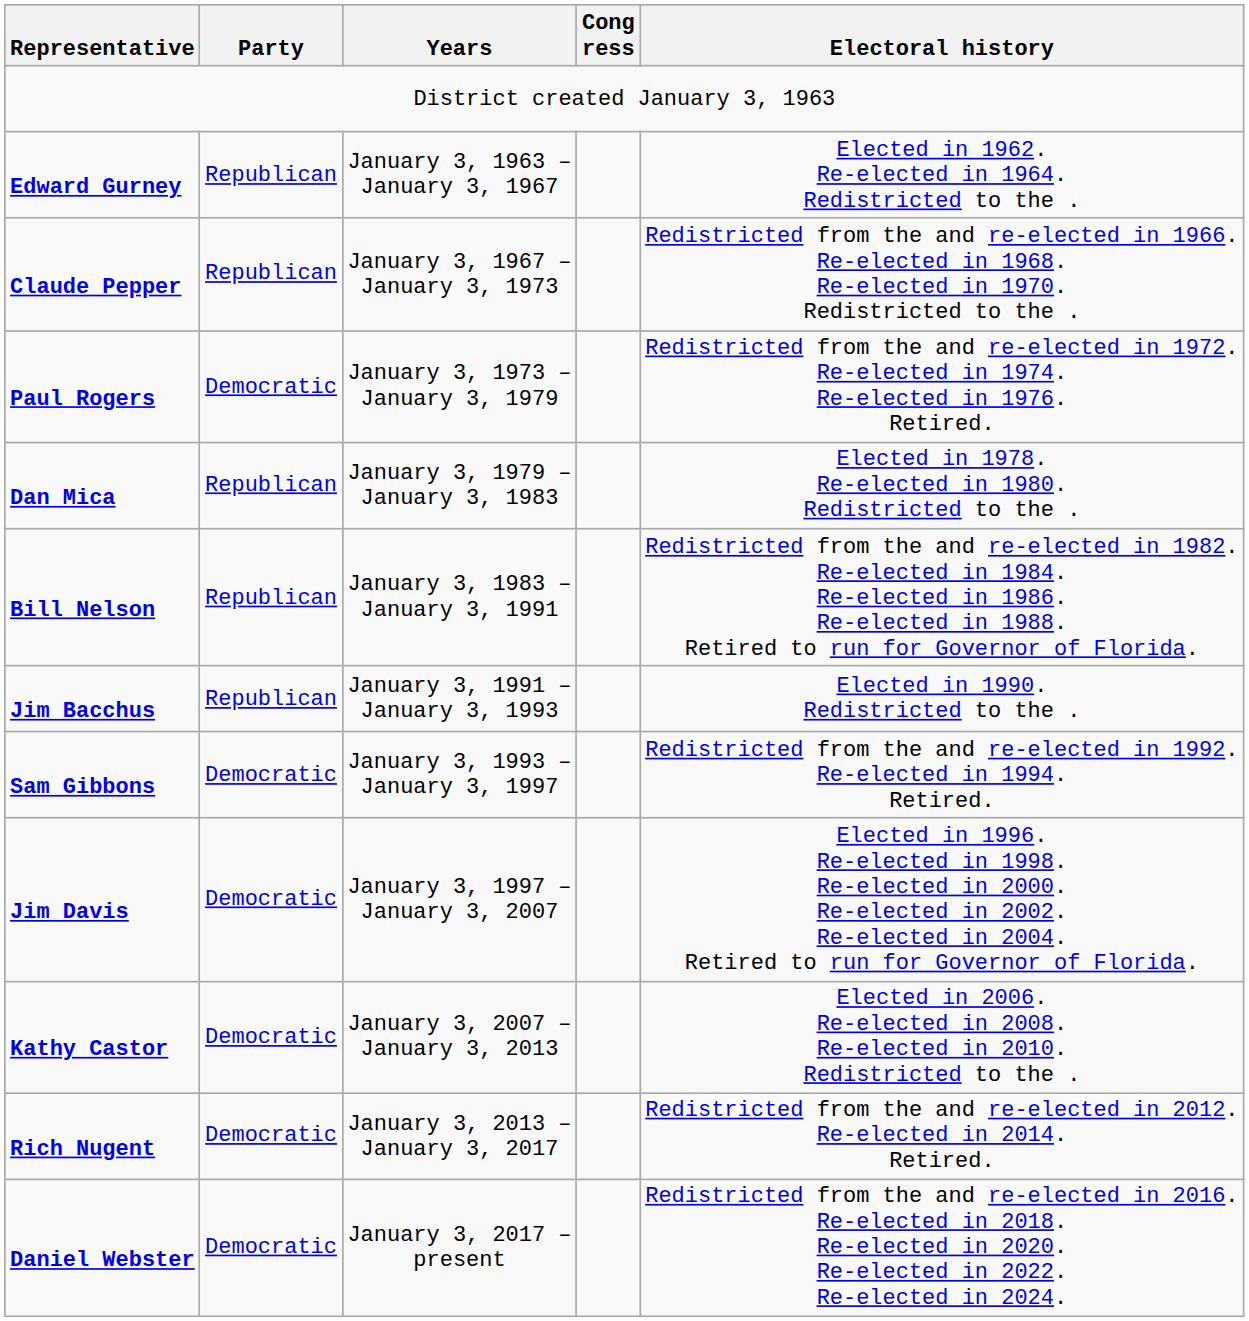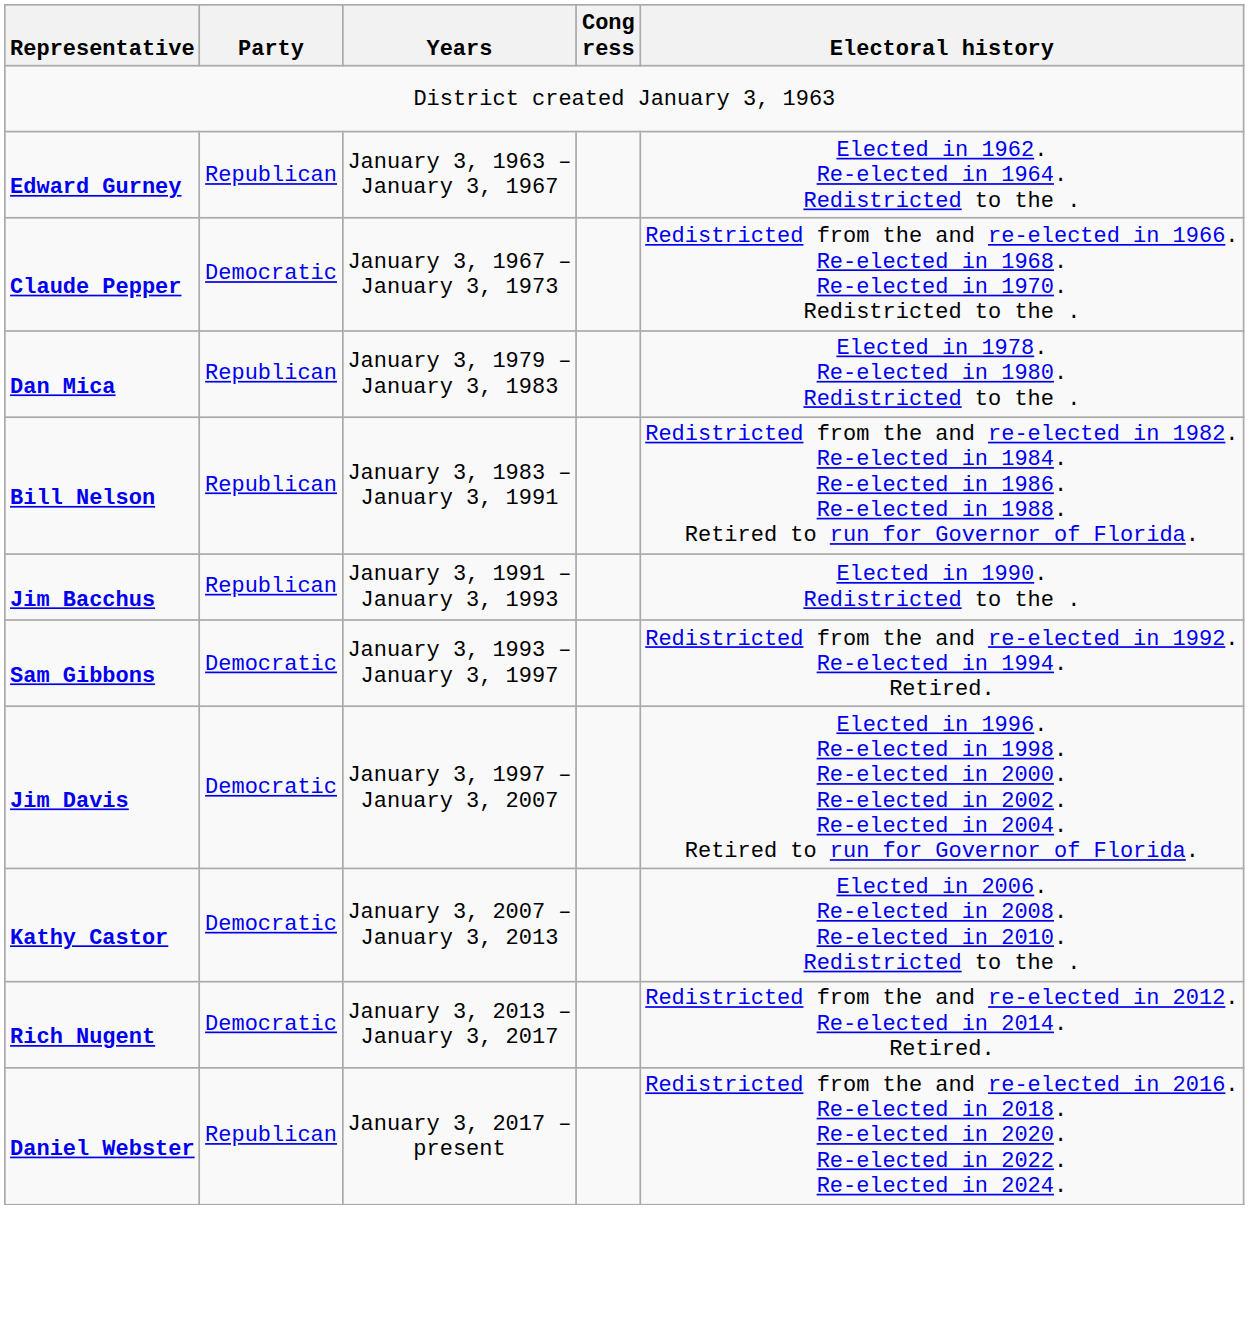(271, 274) Republican -> (271, 274) Democratic
- row: (83, 399)
(271, 1248) Democratic -> (271, 1136) Republican
